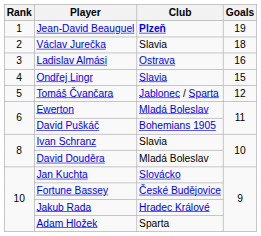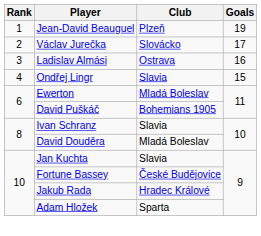(152, 28) bold -> (152, 28) normal
(153, 45) Slavia -> (160, 45) Slovácko
(240, 45) 18 -> (240, 45) 17
- row: (75, 93)
(160, 175) Slovácko -> (153, 158) Slavia
